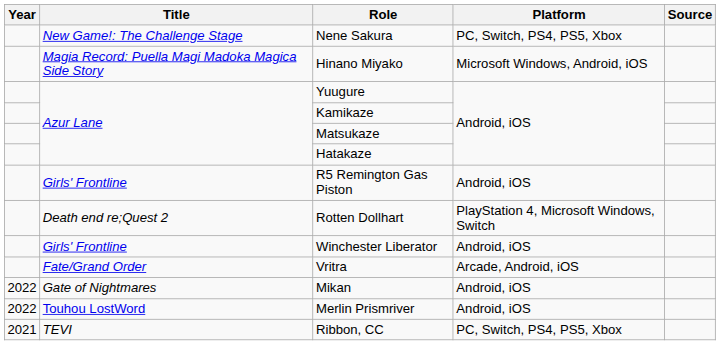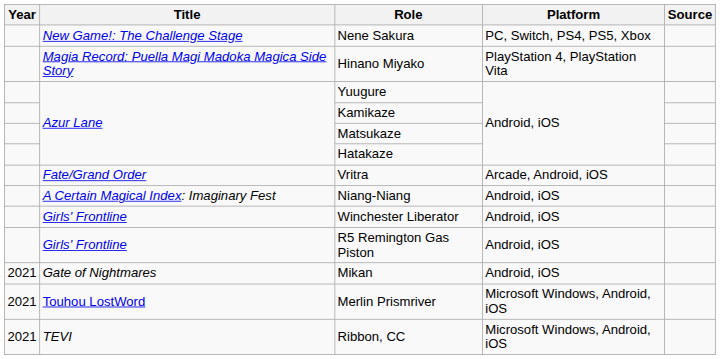(552, 63) Microsoft Windows, Android, iOS -> (561, 63) PlayStation 4, PlayStation Vita
rows swapped: (372, 182) <-> (331, 267)
+ row: (374, 196)
- row: (360, 218)
(22, 288) 2022 -> (22, 273) 2021
(22, 308) 2022 -> (22, 301) 2021
(494, 308) Android, iOS -> (568, 301) Microsoft Windows, Android, iOS
(539, 329) PC, Switch, PS4, PS5, Xbox -> (568, 337) Microsoft Windows, Android, iOS
